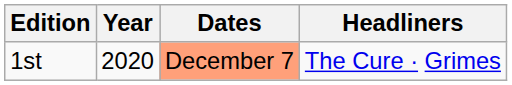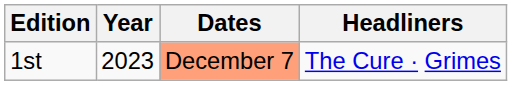(128, 60) 2020 -> (128, 60) 2023
